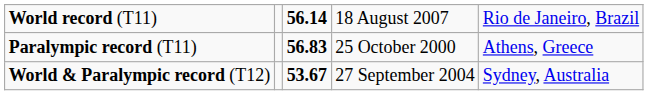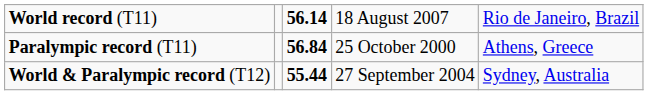(307, 47) 56.83 -> (307, 47) 56.84
(307, 75) 53.67 -> (307, 75) 55.44
